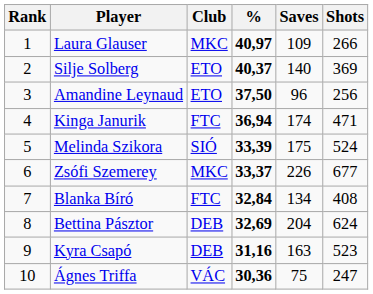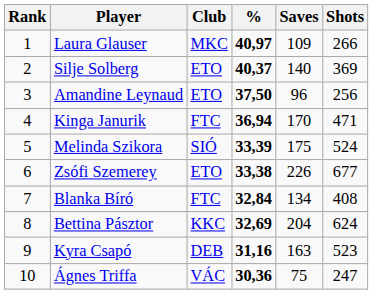(299, 120) 174 -> (299, 120) 170
(209, 172) MKC -> (206, 172) ETO
(254, 172) 33,37 -> (254, 172) 33,38
(207, 224) DEB -> (208, 224) KKC
